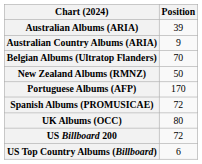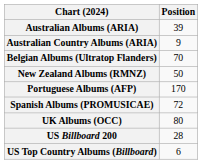(178, 136) 72 -> (178, 136) 28
